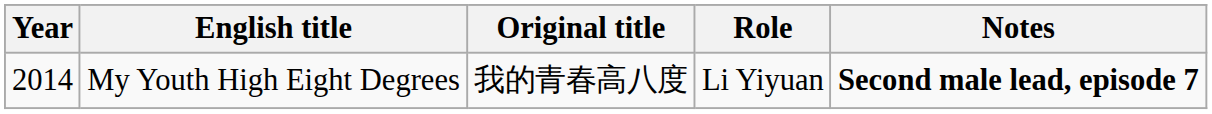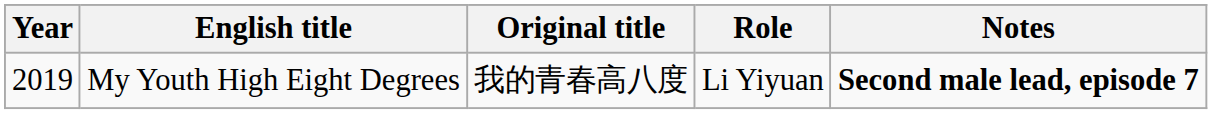(43, 80) 2014 -> (43, 80) 2019
